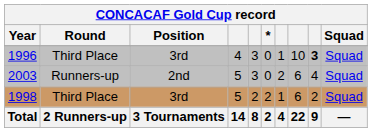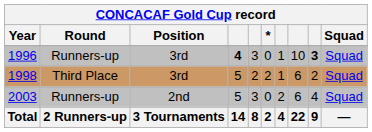(85, 55) Third Place -> (85, 55) Runners-up
(238, 55) normal -> (238, 55) bold
rows swapped: (22, 96) <-> (22, 76)
